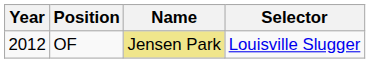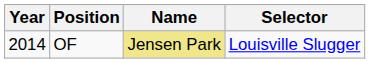(27, 44) 2012 -> (27, 44) 2014
